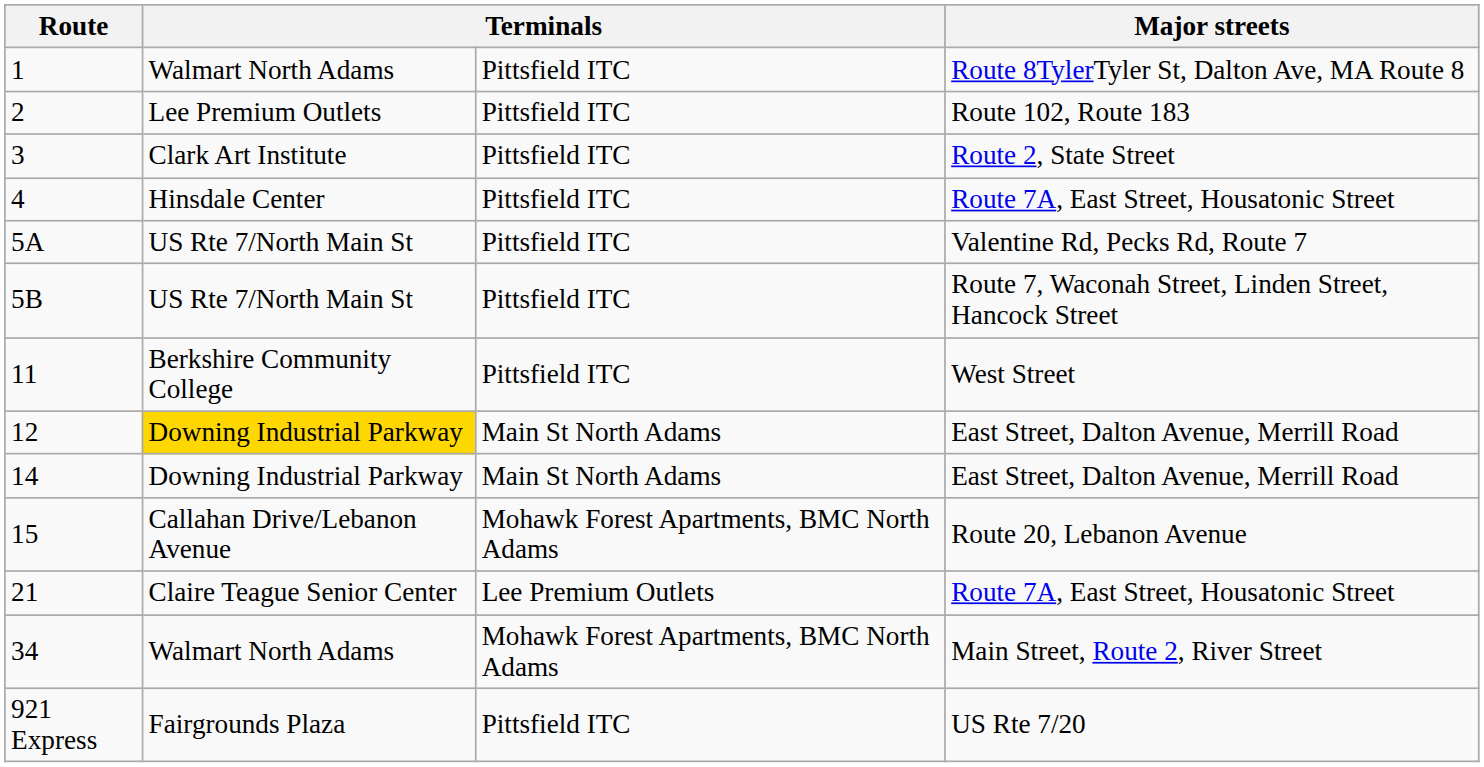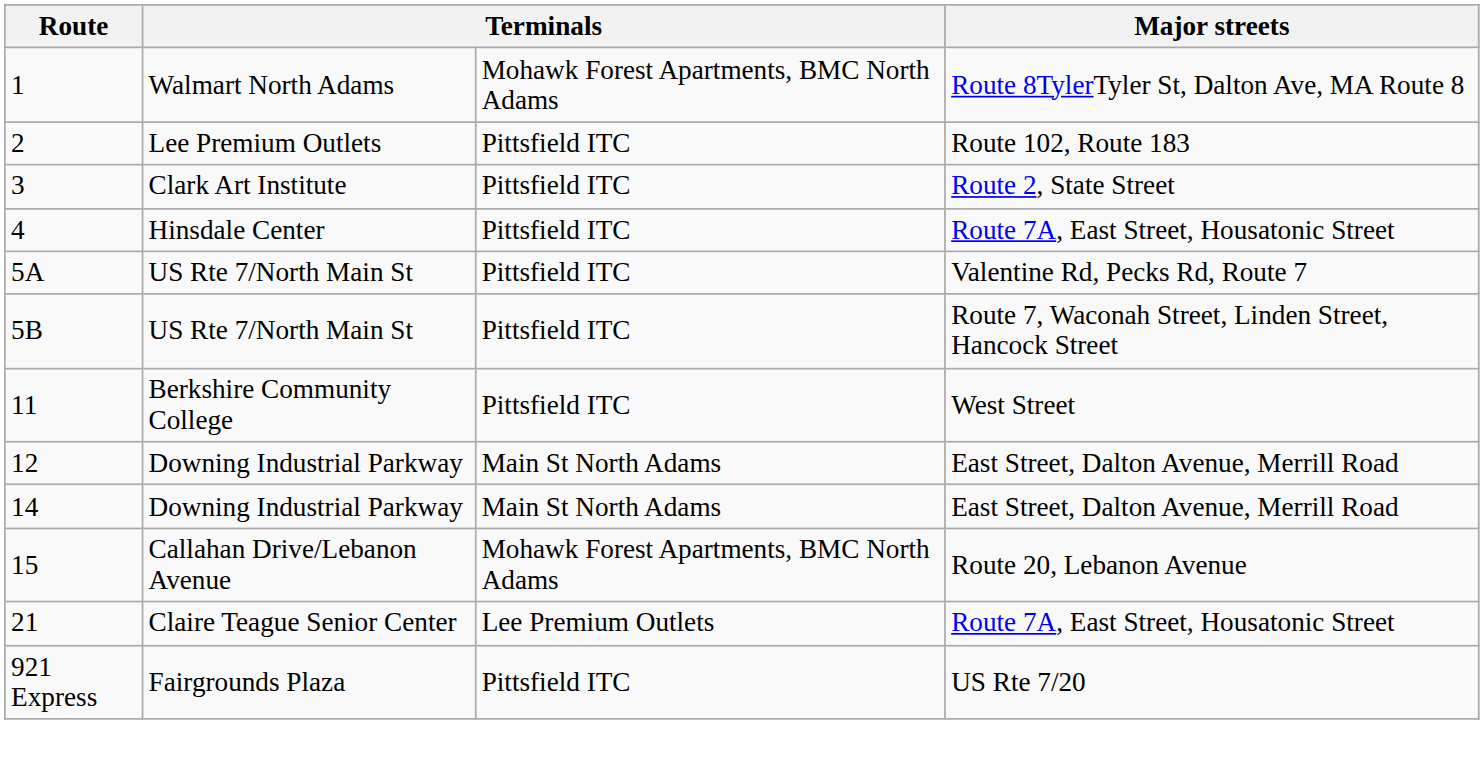(556, 69) Pittsfield ITC -> (706, 84) Mohawk Forest Apartments, BMC North Adams
(306, 432) gold background -> (306, 462) no background
- row: (25, 650)
